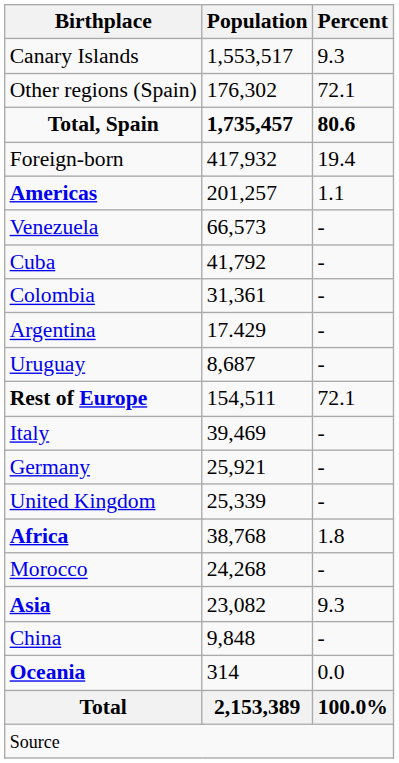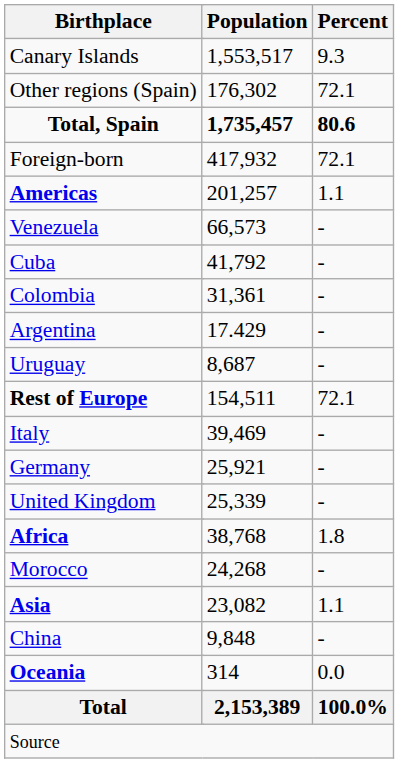(336, 158) 19.4 -> (336, 158) 72.1
(331, 603) 9.3 -> (331, 603) 1.1
